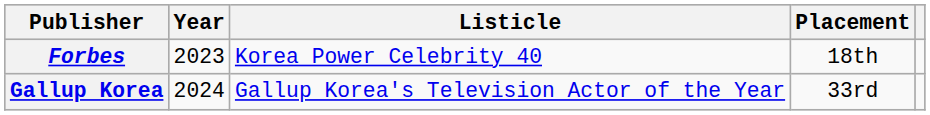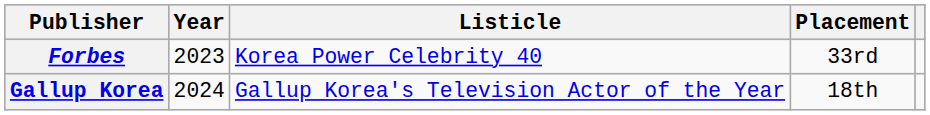(853, 57) 18th -> (853, 57) 33rd
(853, 92) 33rd -> (853, 92) 18th
